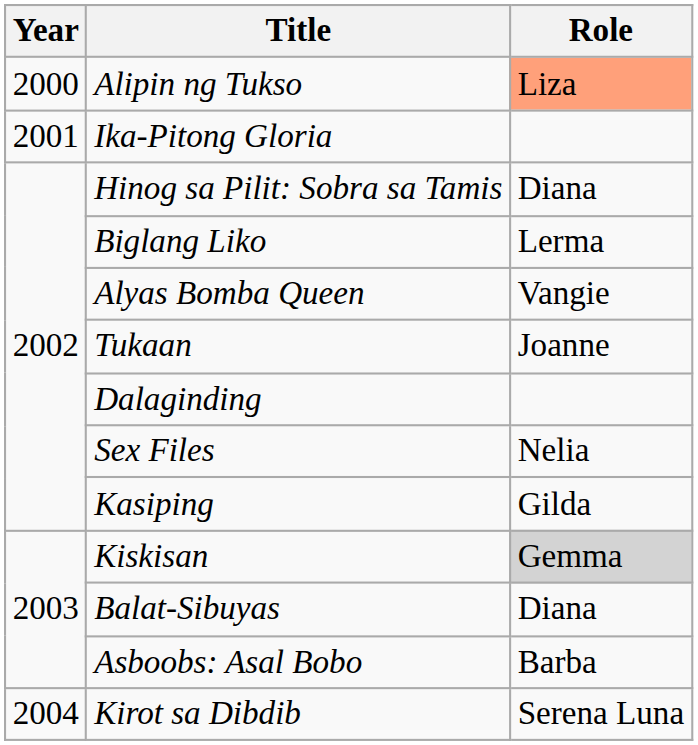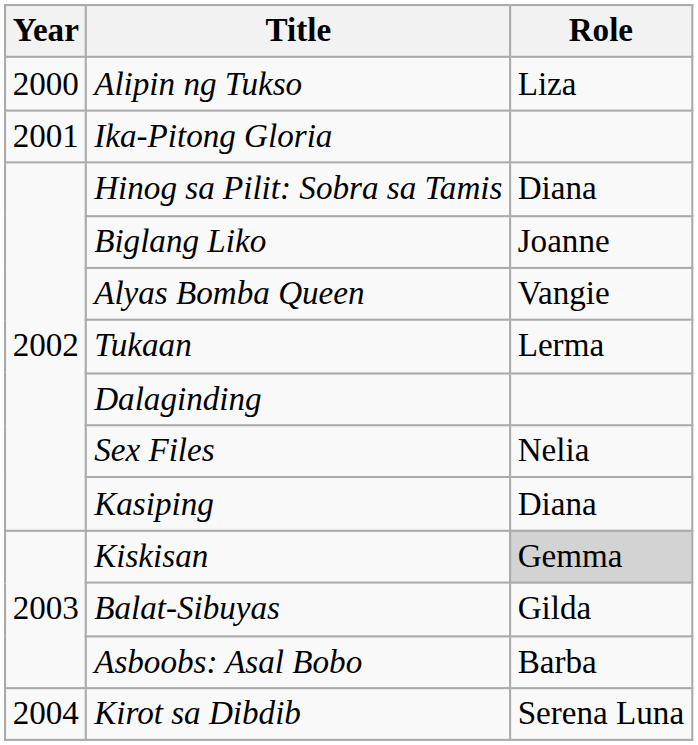(547, 83) lightsalmon background -> (547, 83) no background
(561, 240) Lerma -> (564, 240) Joanne
(564, 345) Joanne -> (561, 345) Lerma
(554, 503) Gilda -> (557, 503) Diana
(557, 608) Diana -> (554, 608) Gilda
